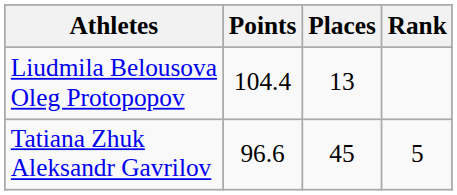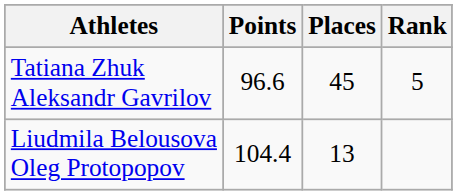rows swapped: (111, 154) <-> (114, 82)
